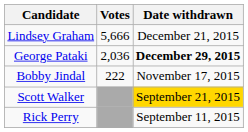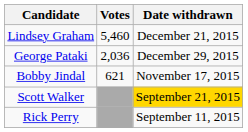(115, 35) 5,666 -> (115, 35) 5,460
(188, 55) bold -> (188, 55) normal
(115, 76) 222 -> (115, 76) 621
